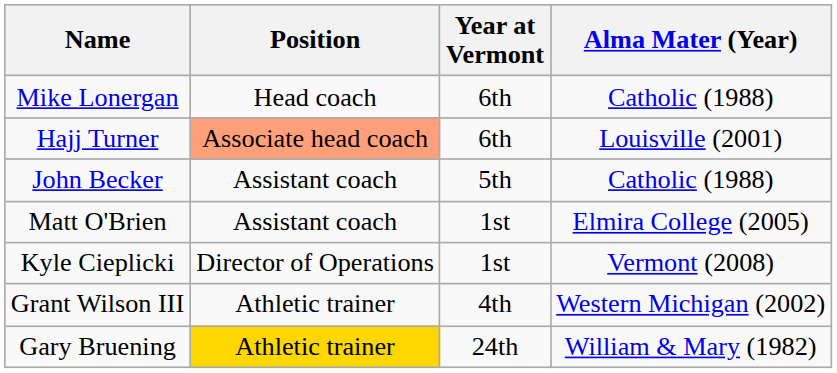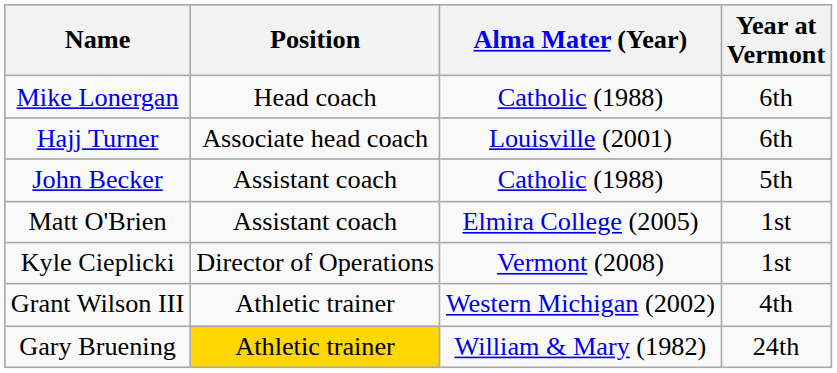columns swapped: (495, 40) <-> (691, 40)
(315, 138) lightsalmon background -> (315, 138) no background
